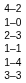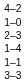rows swapped: (13, 49) <-> (13, 62)
